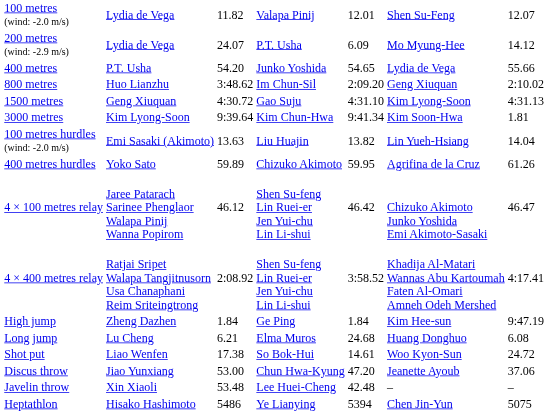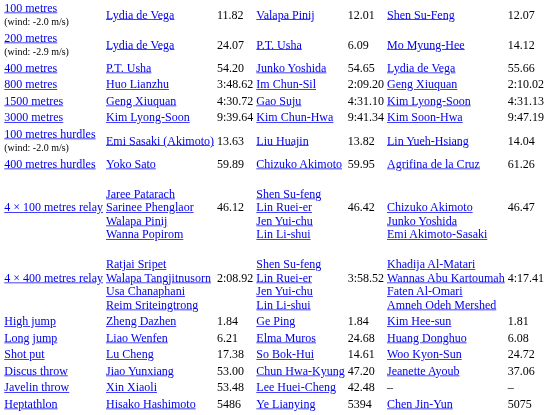(518, 117) 1.81 -> (526, 117) 9:47.19
(526, 321) 9:47.19 -> (518, 321) 1.81
(130, 338) Lu Cheng -> (137, 338) Liao Wenfen
(137, 354) Liao Wenfen -> (130, 354) Lu Cheng
